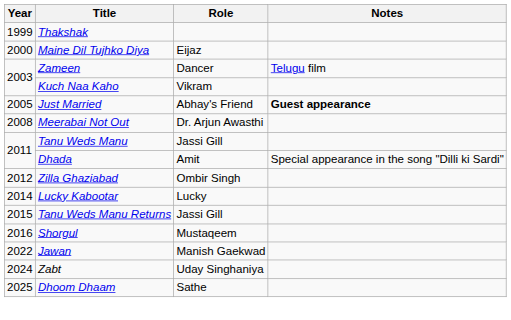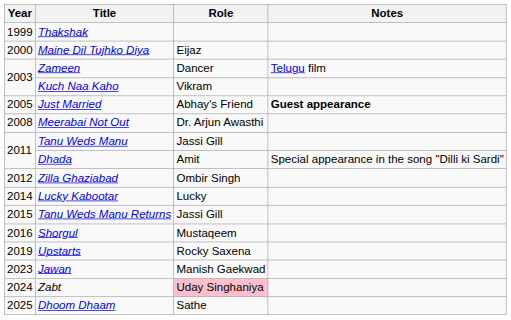+ row: (59, 251)
(20, 251) 2022 -> (20, 269) 2023
(220, 269) no background -> (220, 287) pink background
